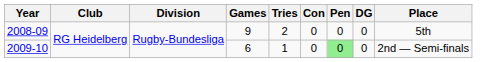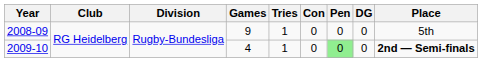(285, 31) 2 -> (285, 31) 1
(248, 48) 6 -> (248, 48) 4
(423, 48) normal -> (426, 48) bold
